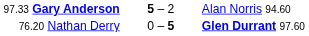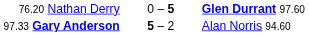rows swapped: (62, 9) <-> (69, 25)
